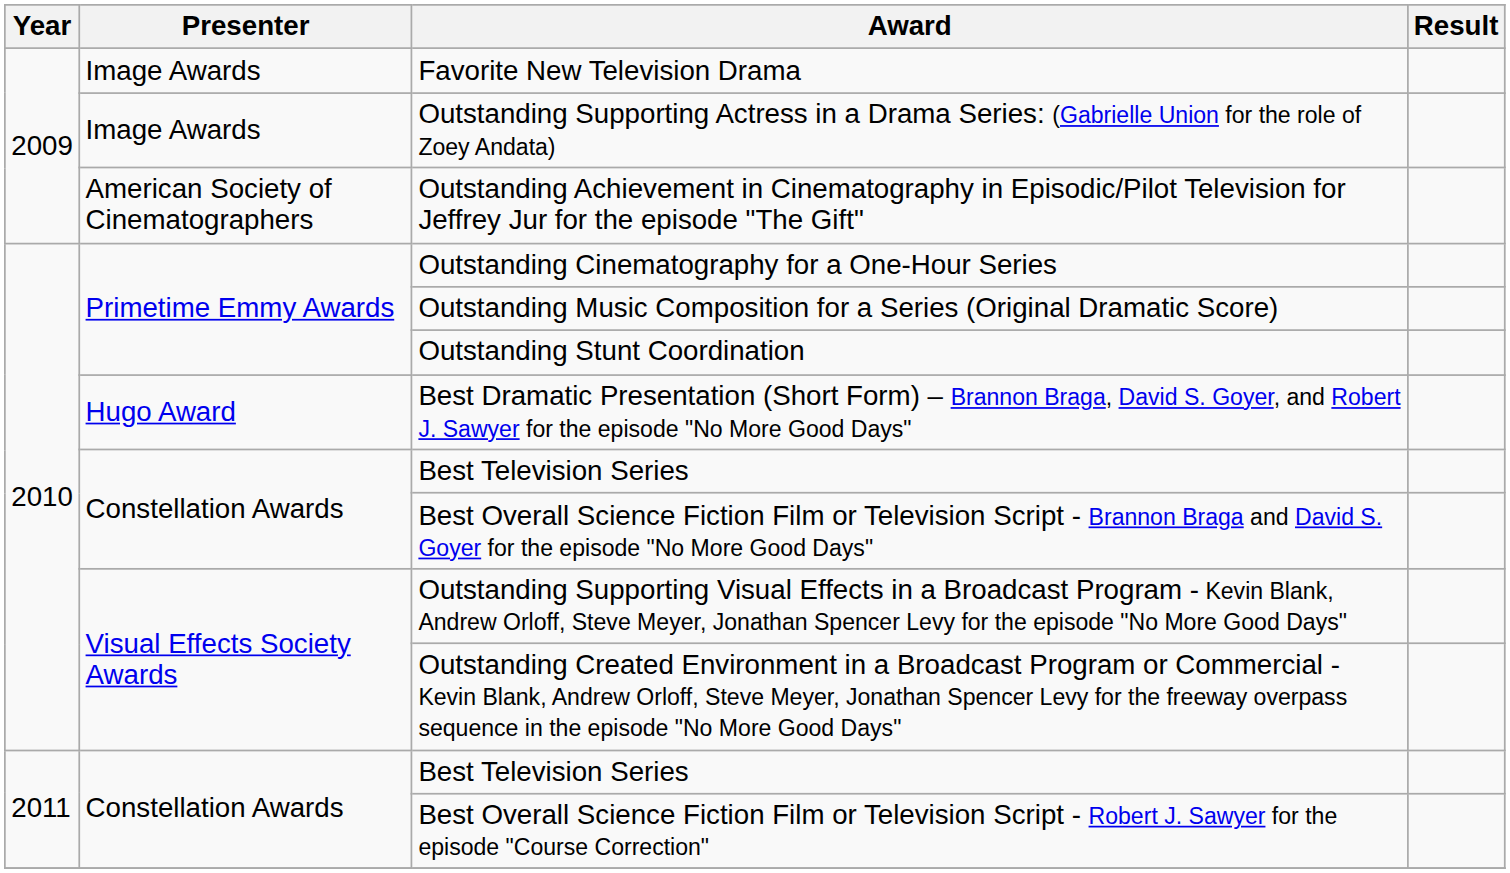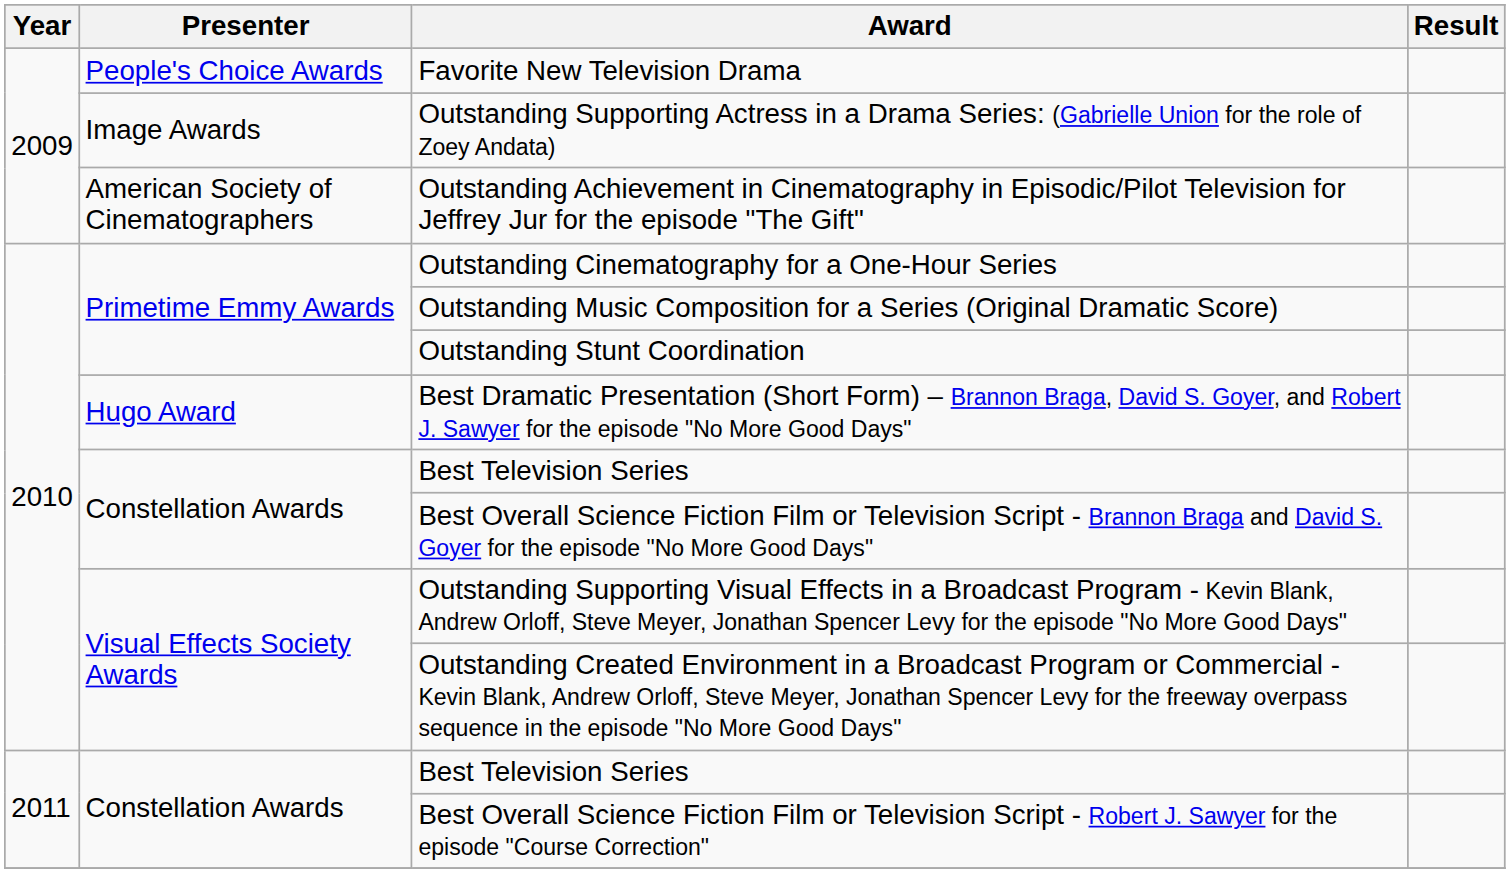(173, 70) Image Awards -> (234, 70) People's Choice Awards
